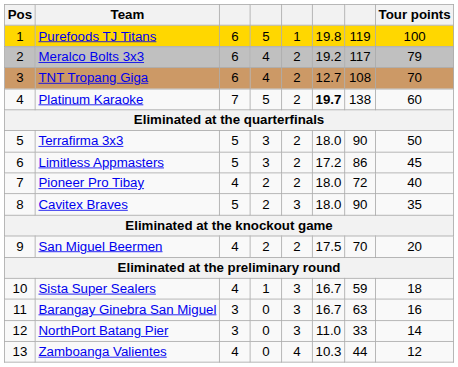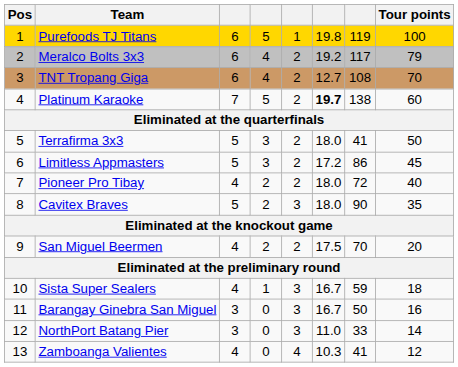(360, 141) 90 -> (360, 141) 41
(360, 309) 63 -> (360, 309) 50
(360, 352) 44 -> (360, 352) 41
